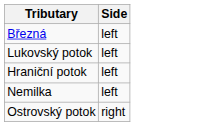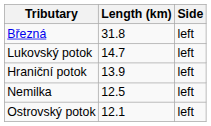+ column: (136, 14)
(113, 111) right -> (186, 111) left
